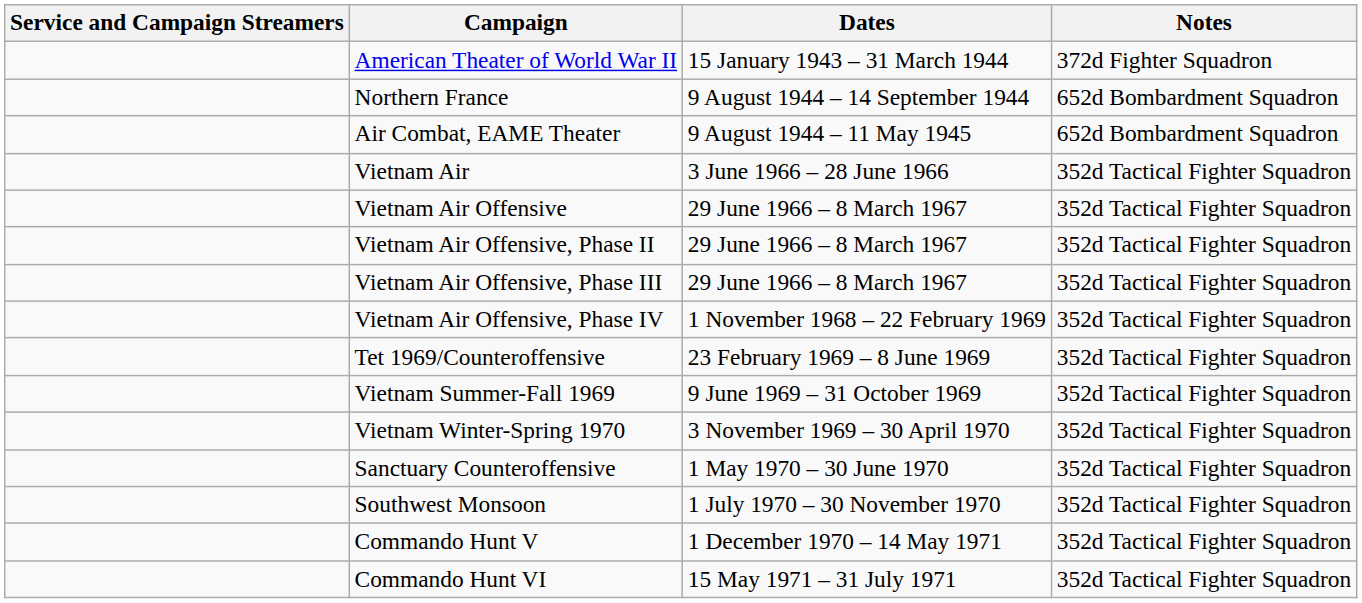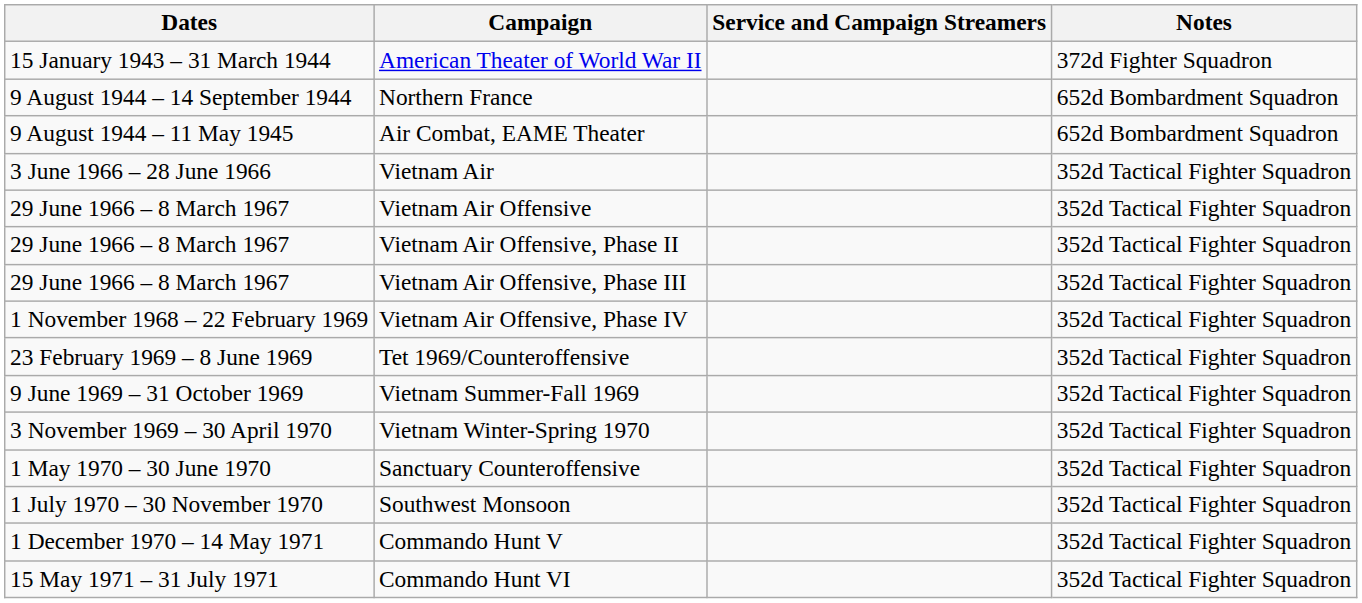columns swapped: (177, 23) <-> (867, 23)
